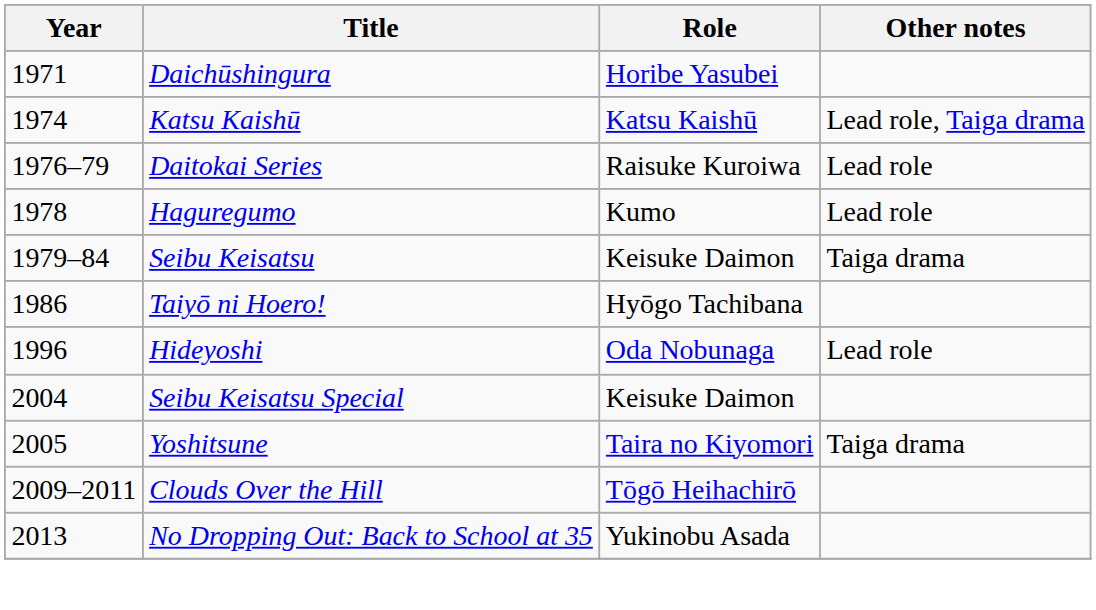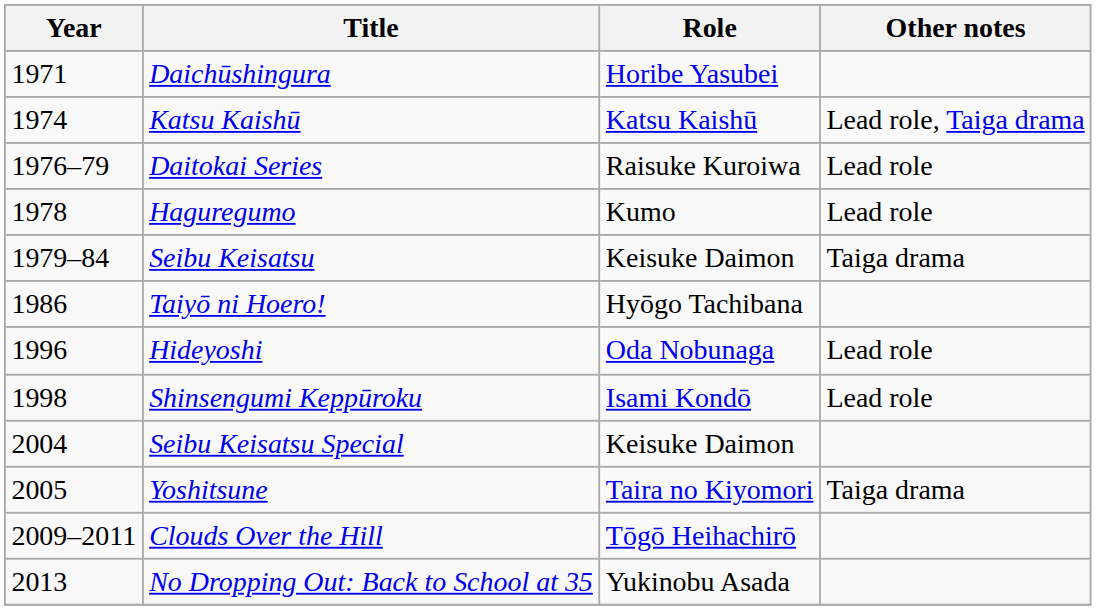+ row: (286, 396)
